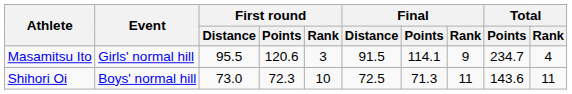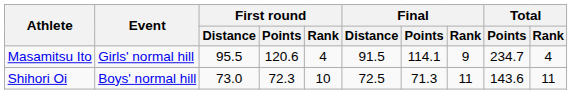(323, 57) 3 -> (323, 57) 4
